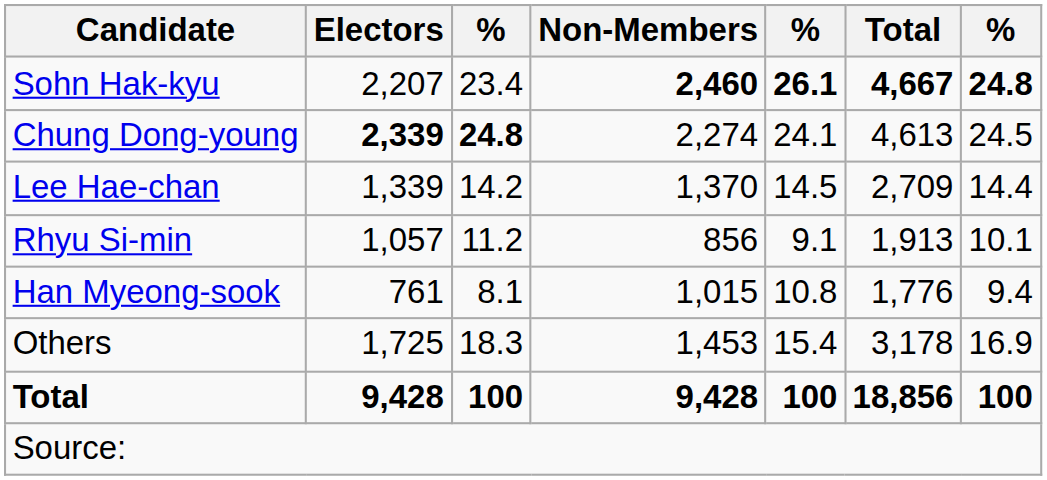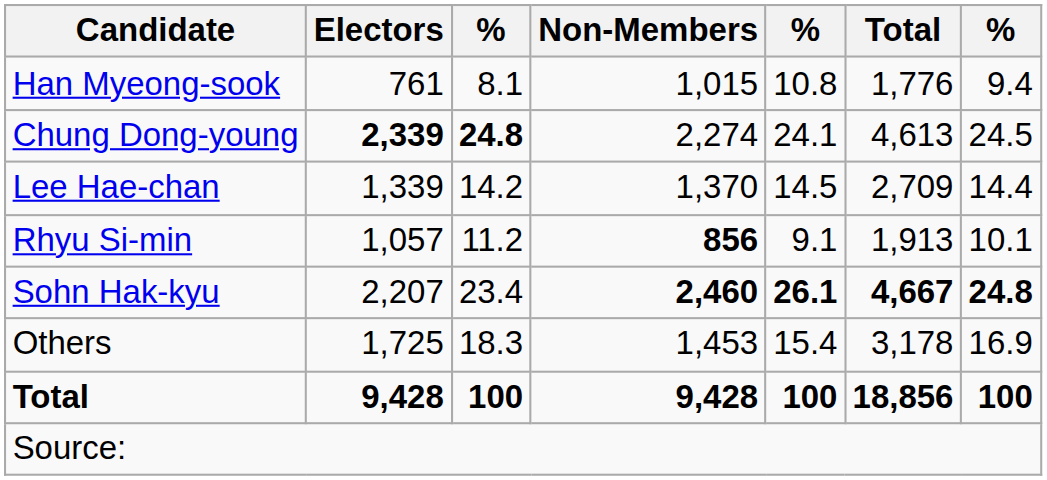rows swapped: (116, 82) <-> (146, 291)
(731, 239) normal -> (731, 239) bold
